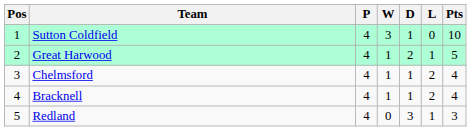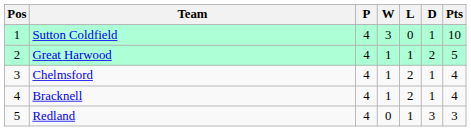columns swapped: (410, 14) <-> (432, 14)
